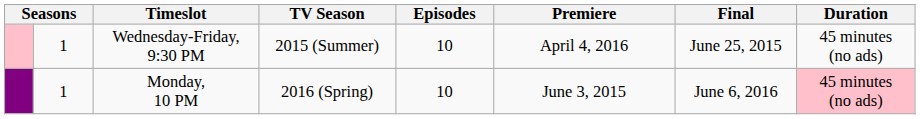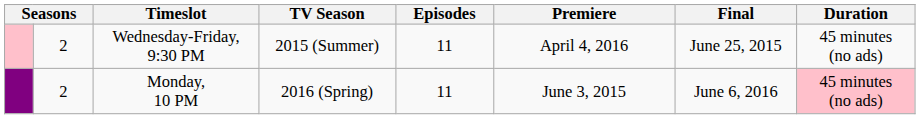(63, 46) 1 -> (63, 46) 2
(444, 46) 10 -> (444, 46) 11
(63, 91) 1 -> (63, 91) 2
(444, 91) 10 -> (444, 91) 11
